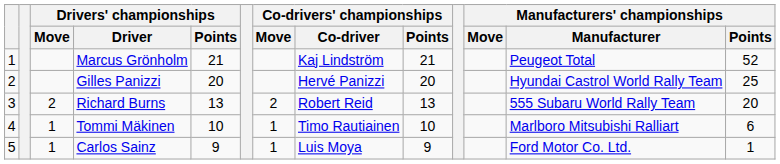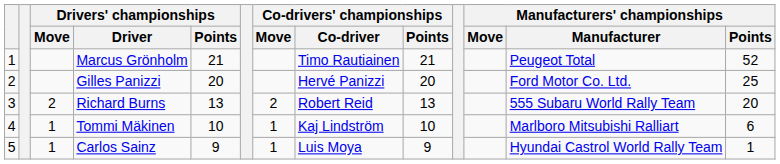(341, 59) Kaj Lindström -> (349, 59) Timo Rautiainen
(616, 81) Hyundai Castrol World Rally Team -> (570, 81) Ford Motor Co. Ltd.
(349, 126) Timo Rautiainen -> (341, 126) Kaj Lindström
(570, 148) Ford Motor Co. Ltd. -> (616, 148) Hyundai Castrol World Rally Team
